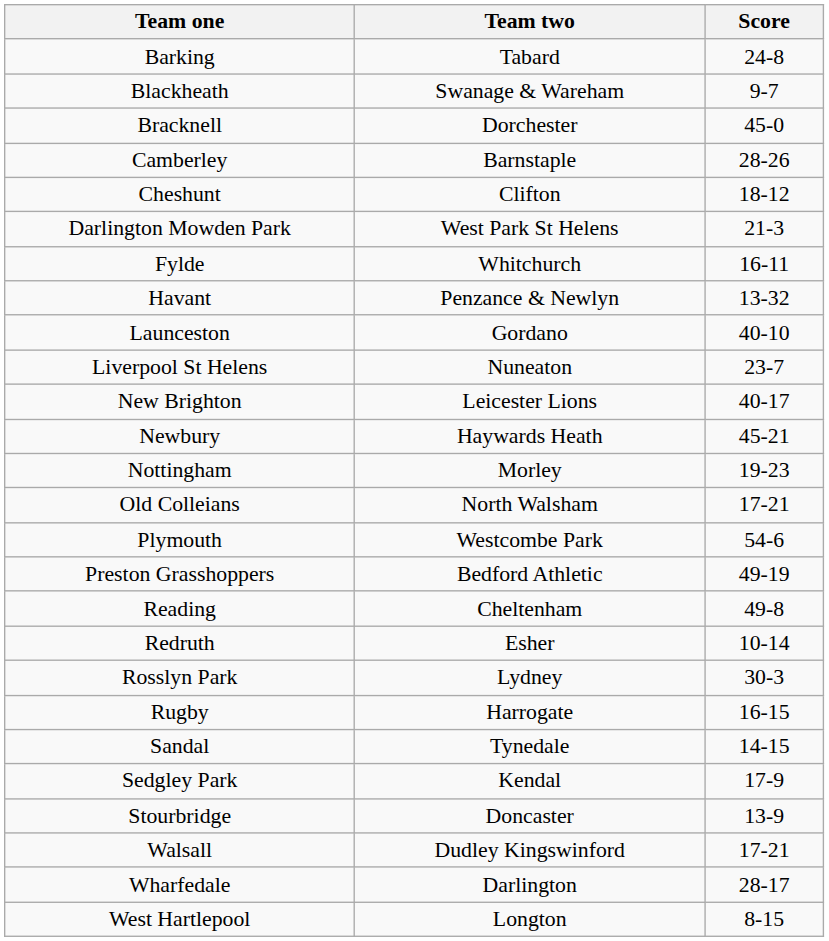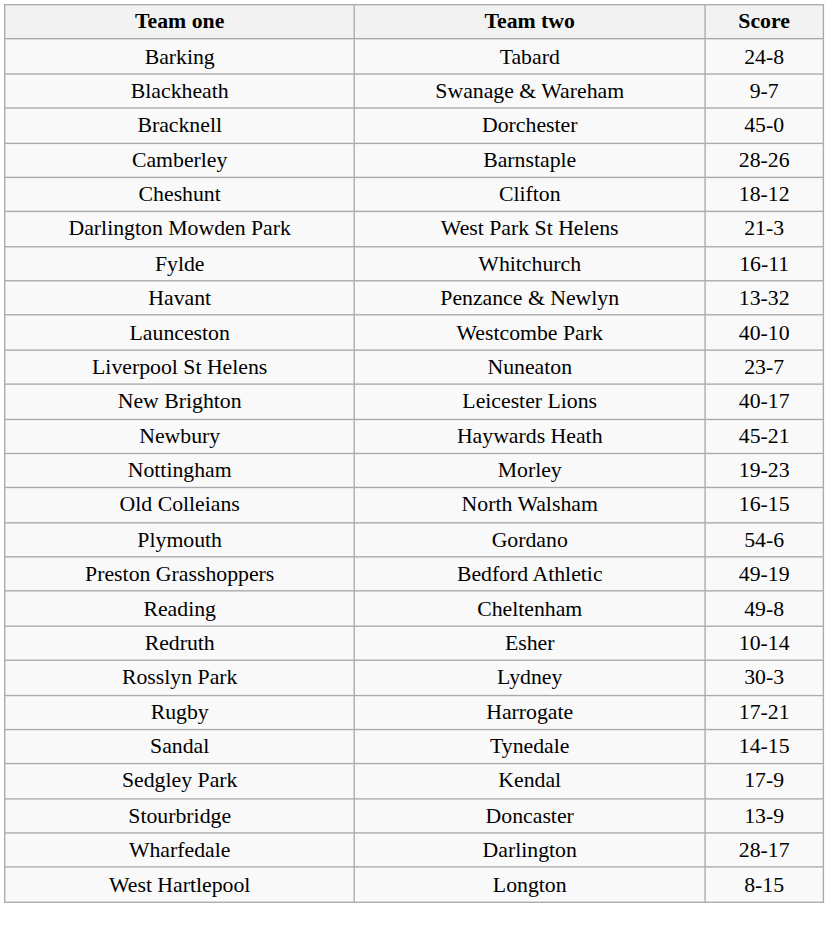(530, 332) Gordano -> (530, 332) Westcombe Park
(764, 504) 17-21 -> (764, 504) 16-15
(530, 539) Westcombe Park -> (530, 539) Gordano
(764, 711) 16-15 -> (764, 711) 17-21
- row: (180, 849)
